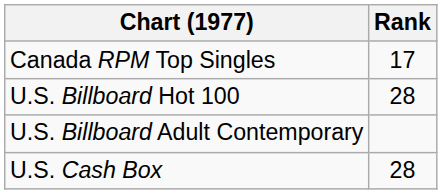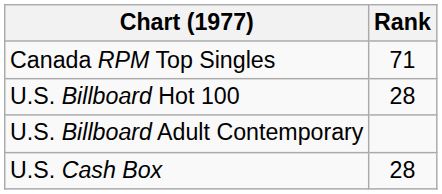(402, 59) 17 -> (402, 59) 71
